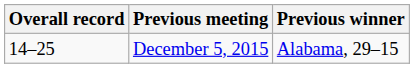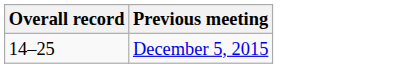- column: (341, 19)
